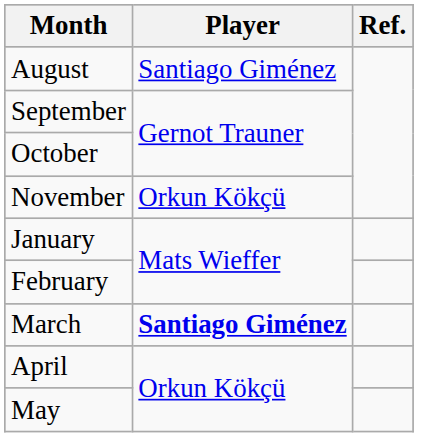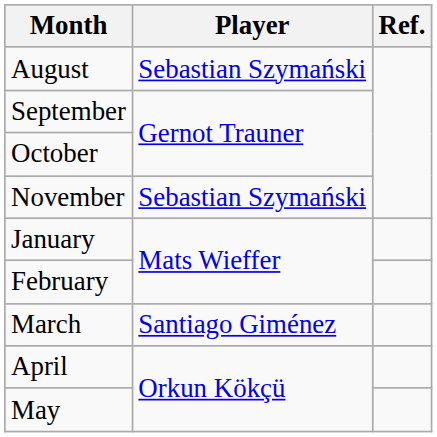(237, 68) Santiago Giménez -> (252, 68) Sebastian Szymański
(212, 196) Orkun Kökçü -> (252, 196) Sebastian Szymański
(243, 324) bold -> (237, 324) normal
